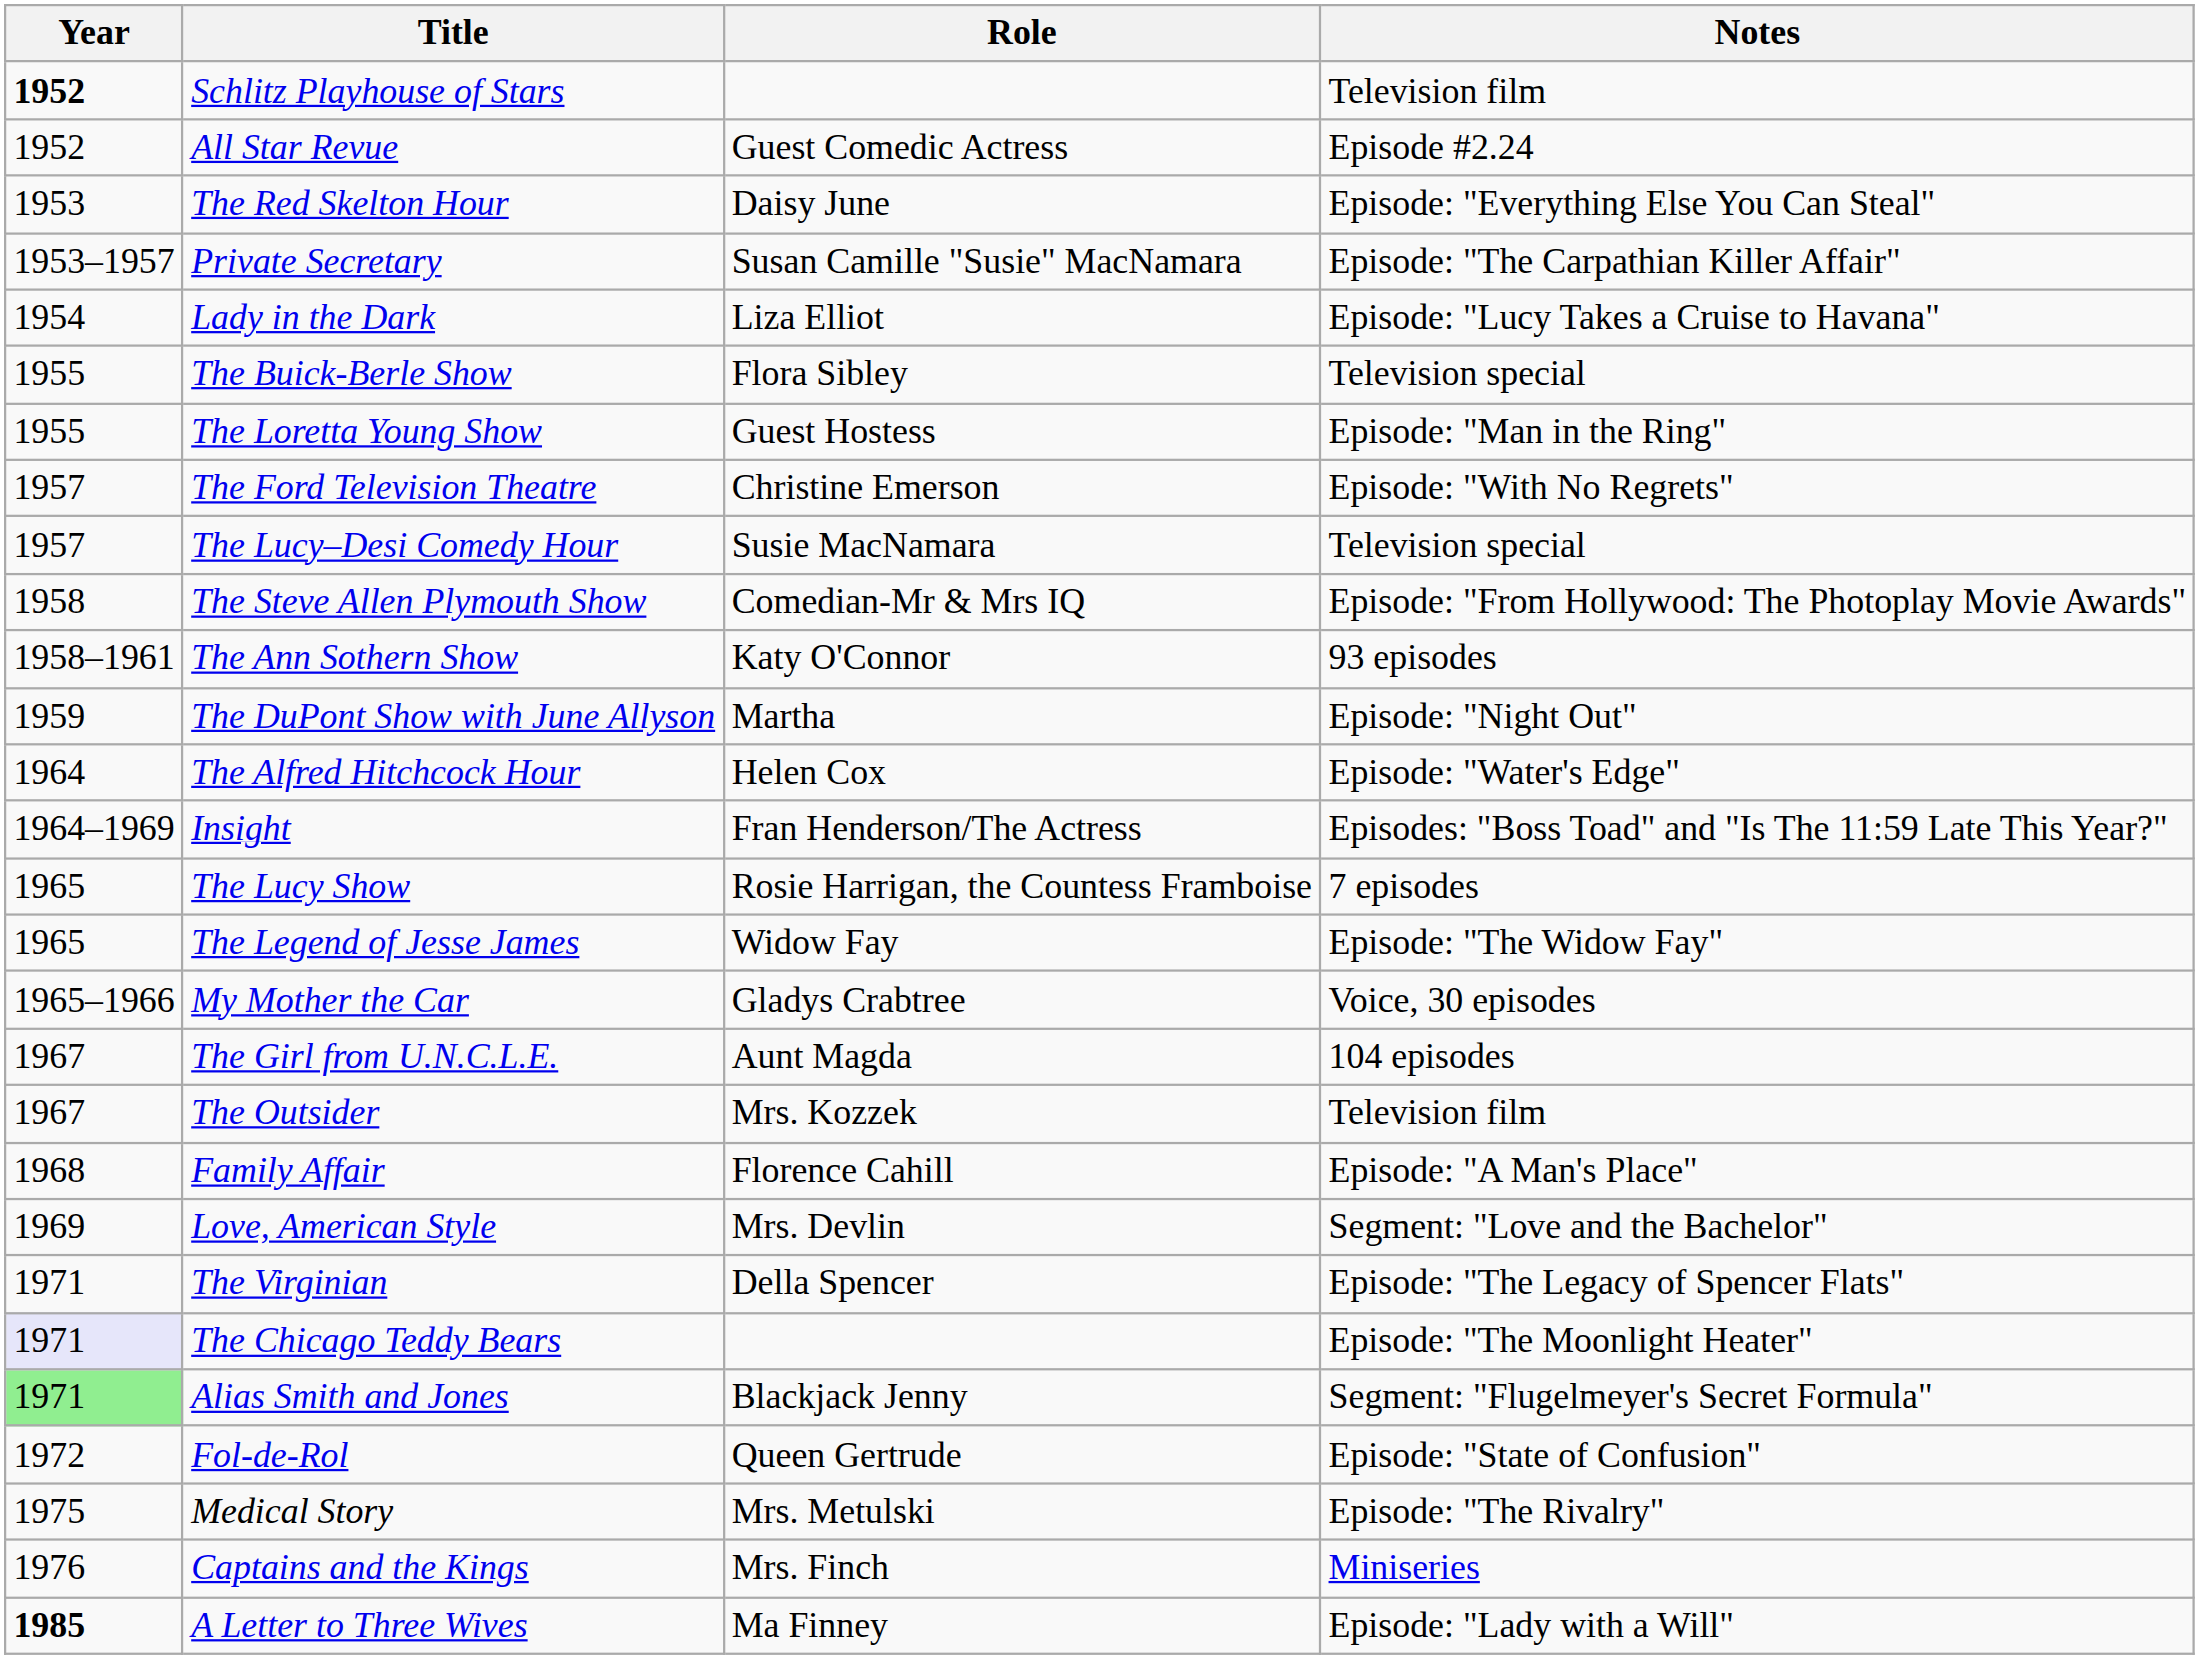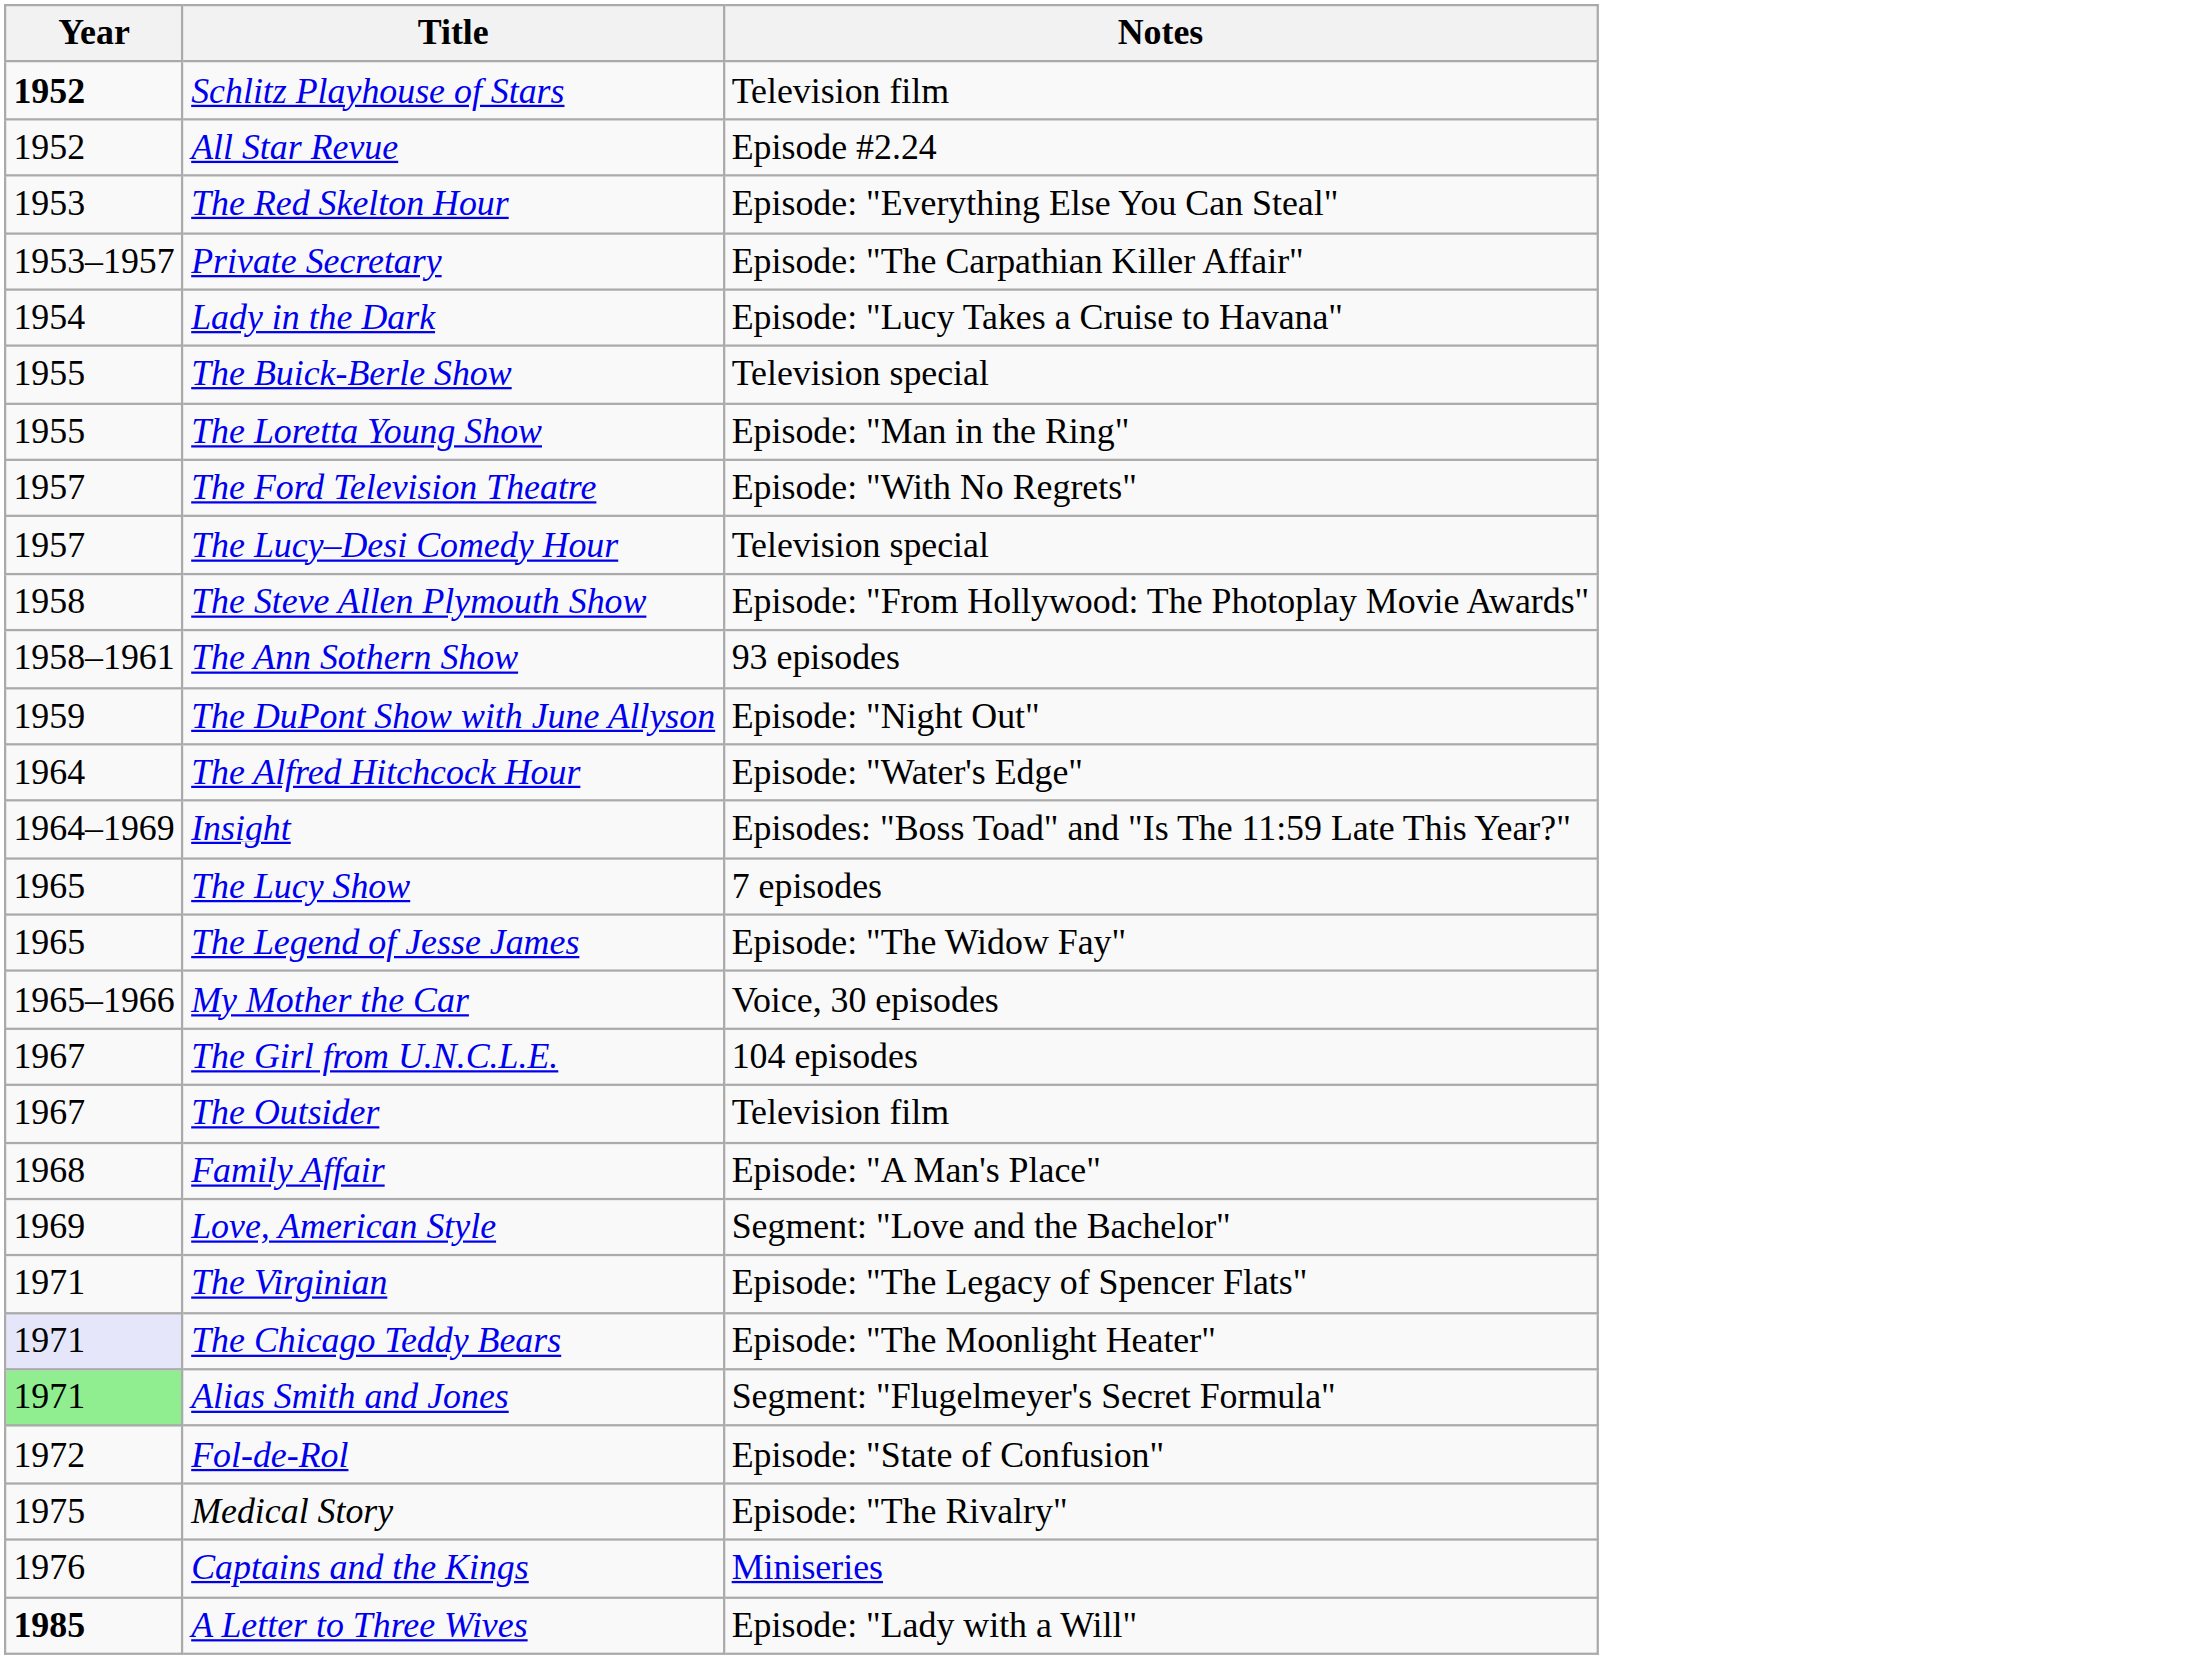- column: (1022, 32)
